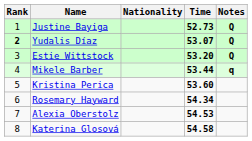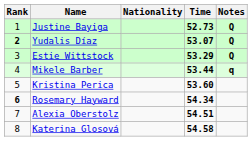(200, 56) 53.20 -> (200, 56) 53.29
(17, 99) normal -> (17, 99) bold
(200, 114) 54.53 -> (200, 114) 54.51
